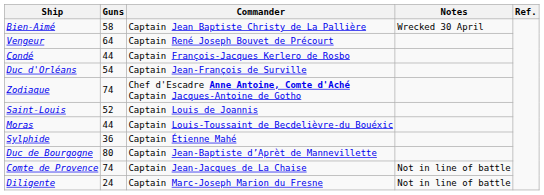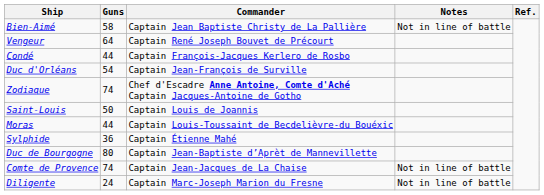(441, 26) Wrecked 30 April -> (454, 26) Not in line of battle
(108, 110) 52 -> (108, 110) 50
